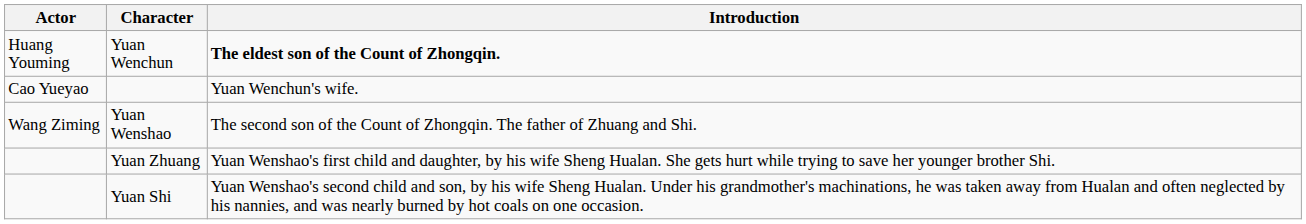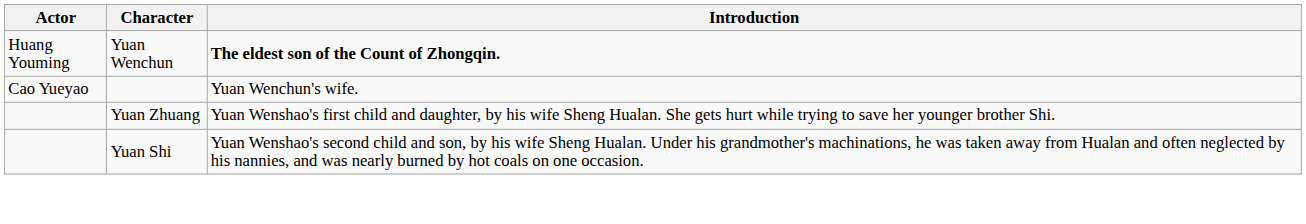- row: (141, 124)
